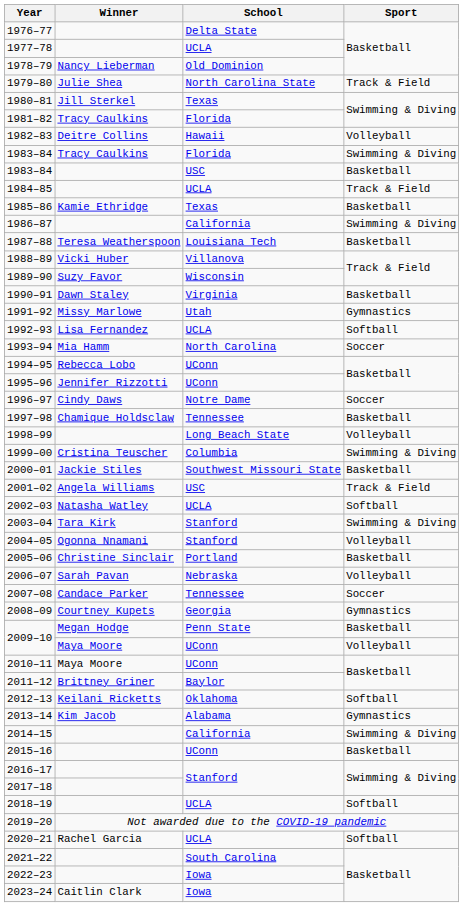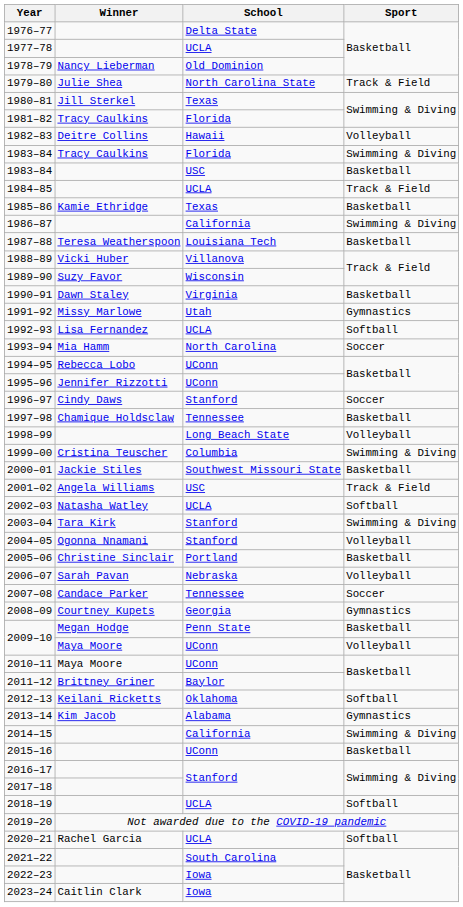(218, 400) Notre Dame -> (212, 400) Stanford
